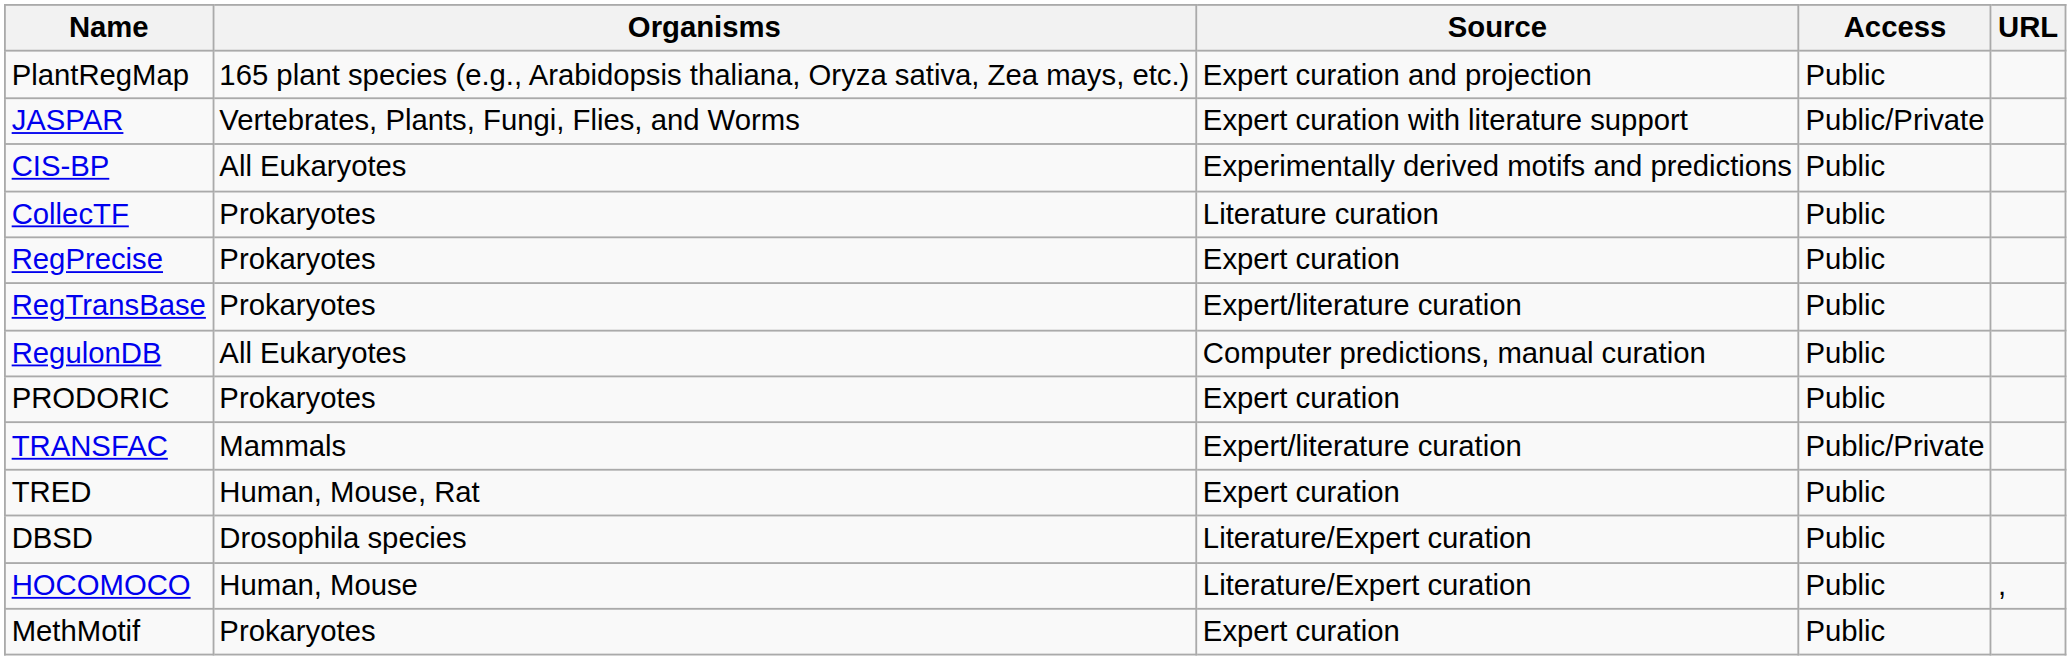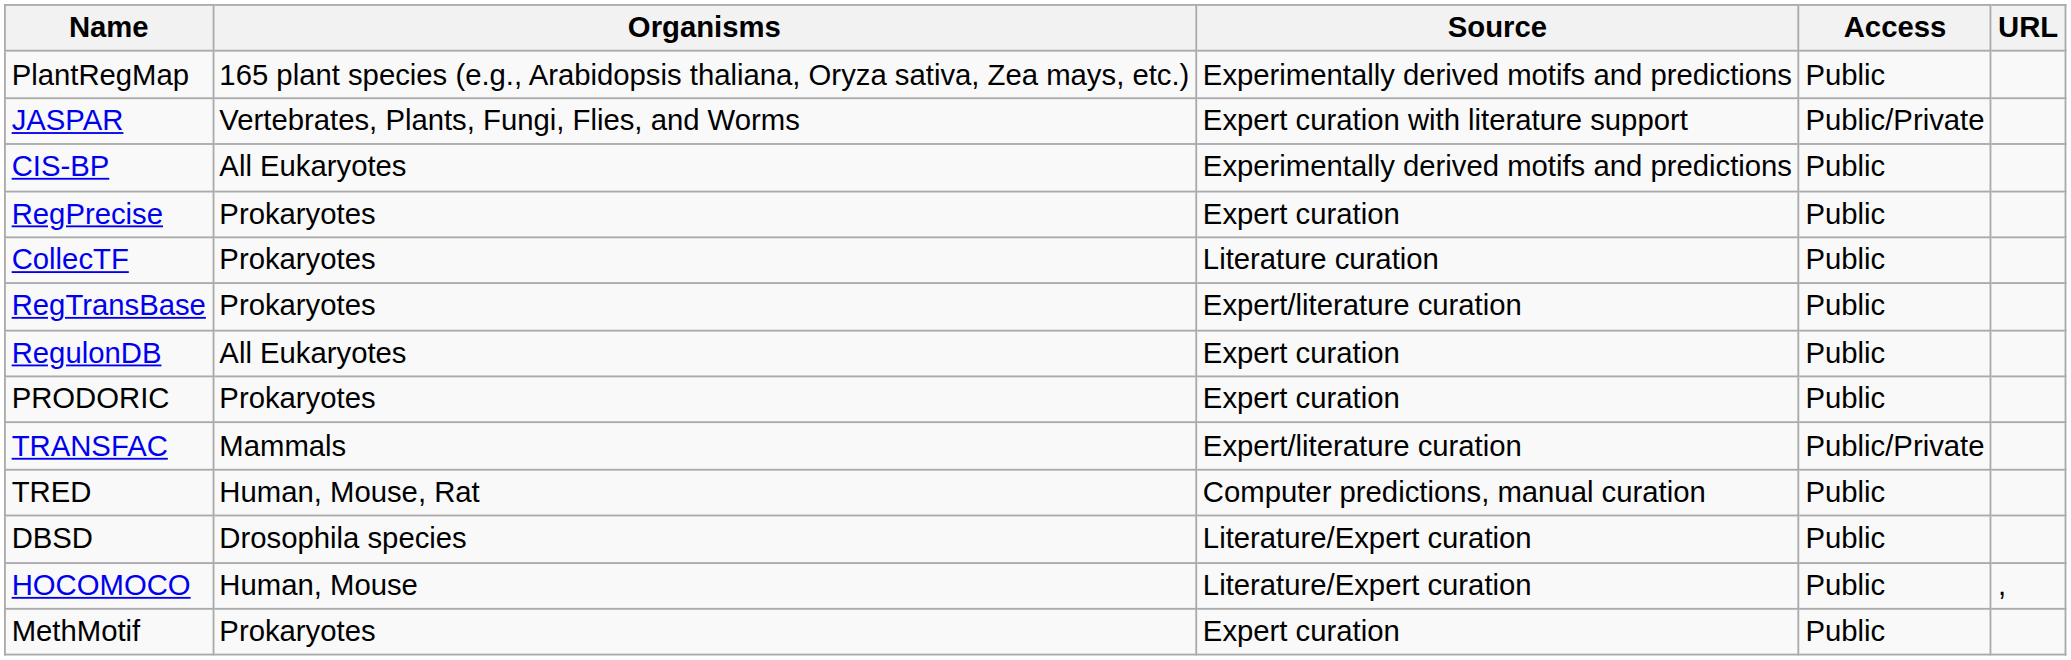(1397, 74) Expert curation and projection -> (1497, 74) Experimentally derived motifs and predictions
rows swapped: (70, 213) <-> (87, 259)
(1454, 352) Computer predictions, manual curation -> (1301, 352) Expert curation
(1301, 492) Expert curation -> (1454, 492) Computer predictions, manual curation
